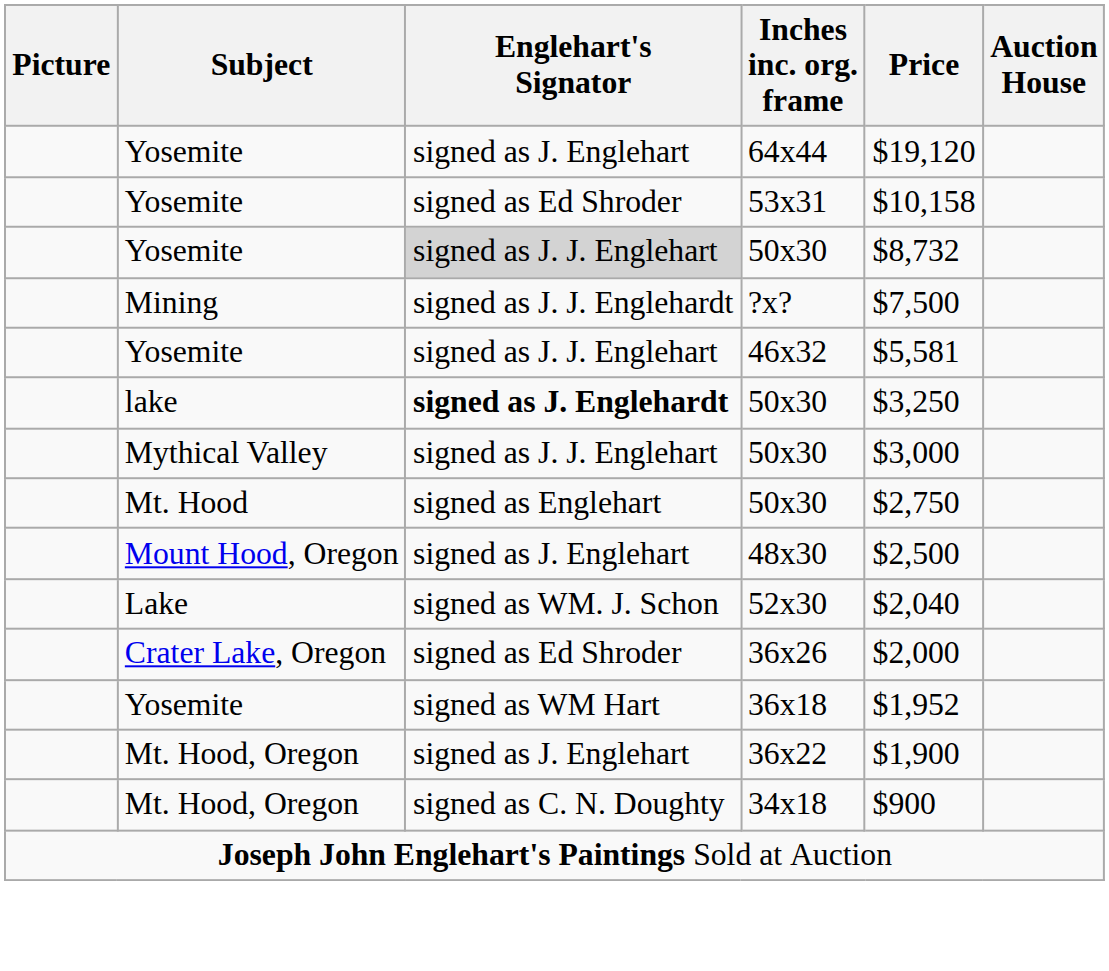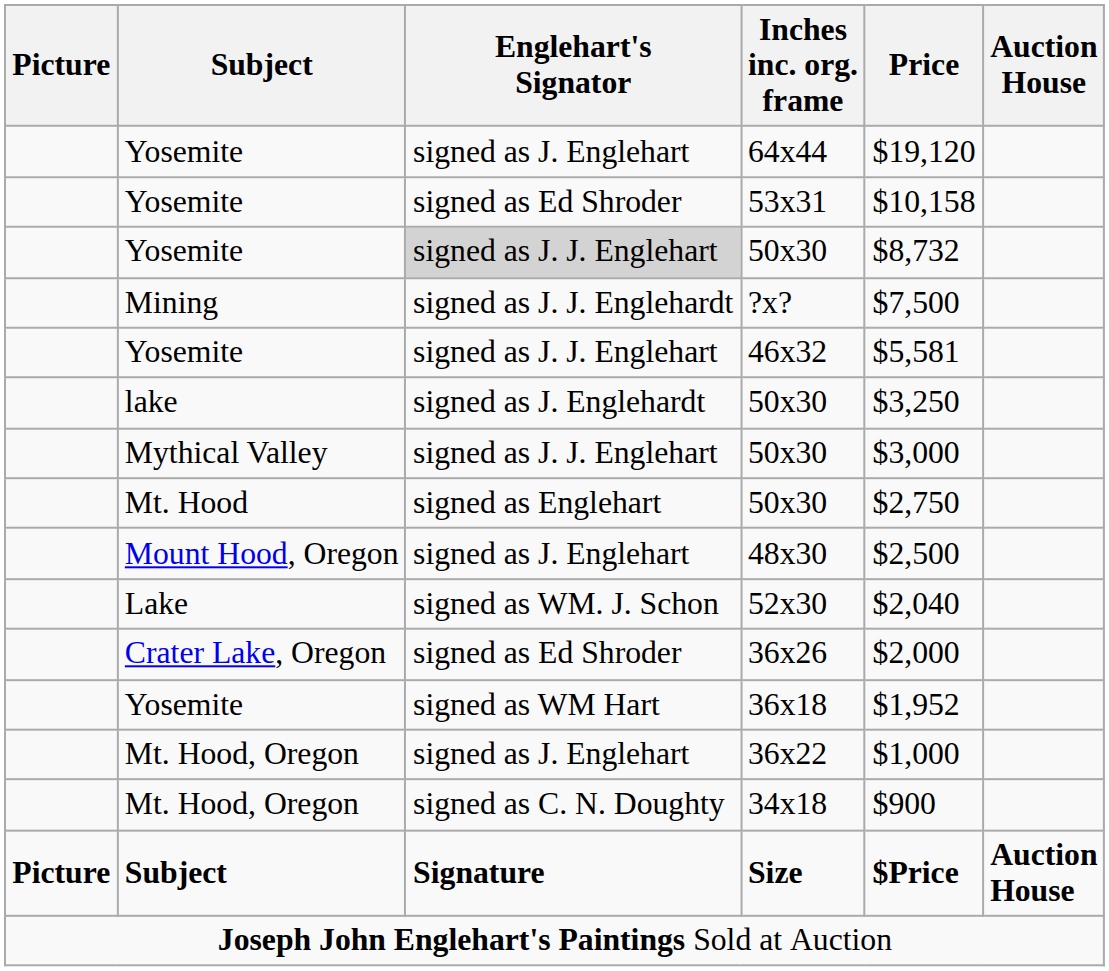(571, 402) bold -> (559, 402) normal
(916, 754) $1,900 -> (916, 754) $1,000
+ row: (176, 872)
